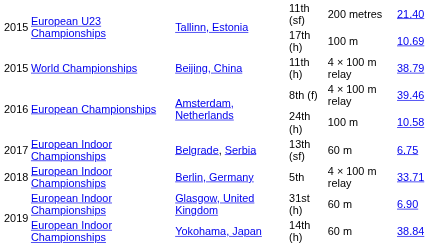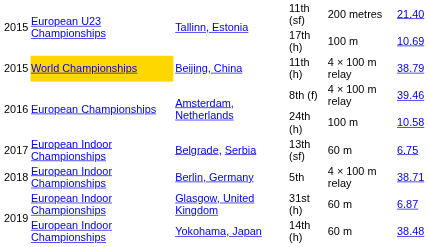(84, 68) no background -> (84, 68) gold background
(411, 177) 33.71 -> (411, 177) 38.71
(408, 204) 6.90 -> (408, 204) 6.87
(411, 232) 38.84 -> (411, 232) 38.48
